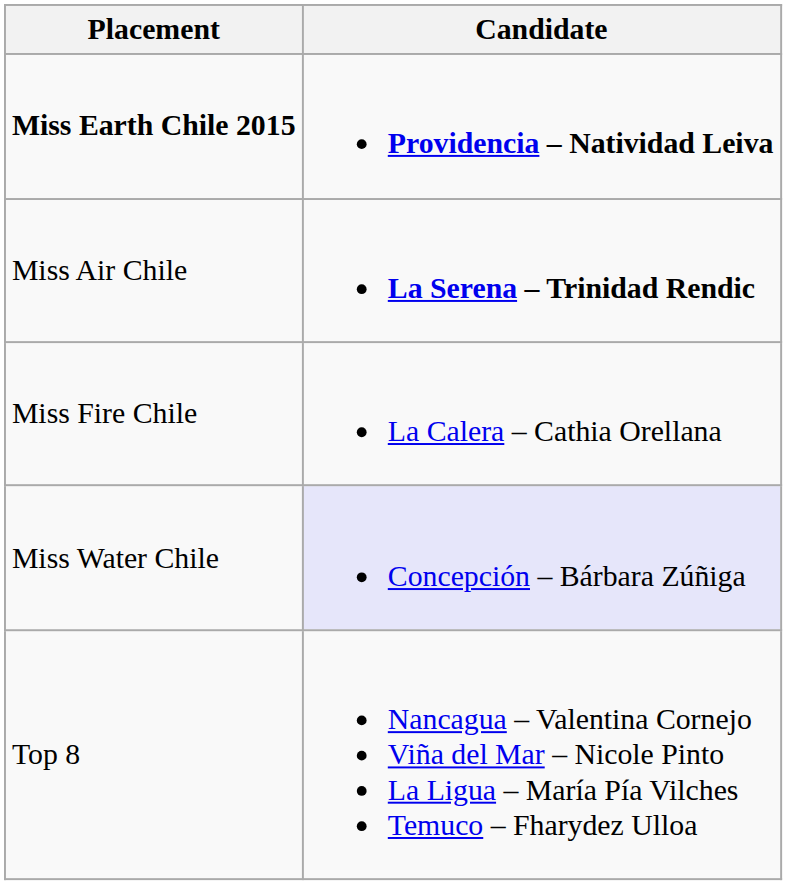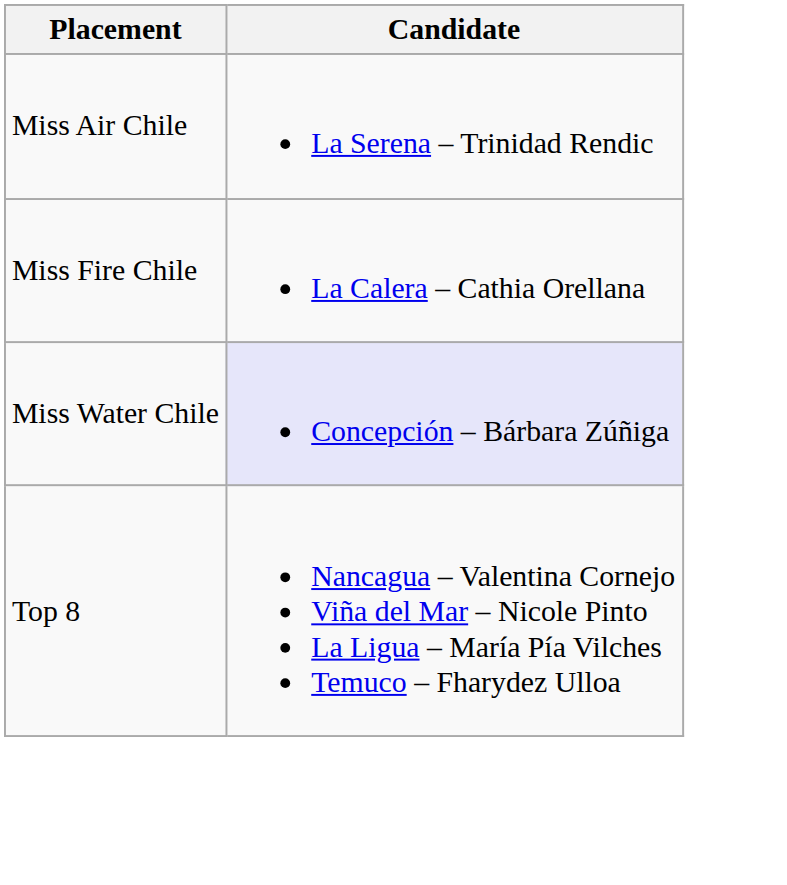- row: (154, 125)
(541, 288) bold -> (454, 144) normal
